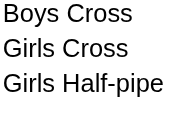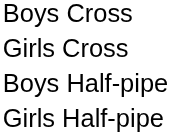+ row: (85, 83)
